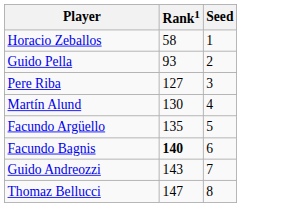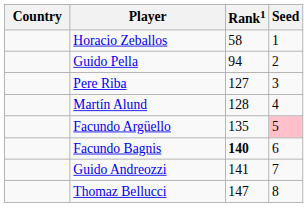+ column: (37, 17)
(169, 62) 93 -> (235, 62) 94
(173, 105) 130 -> (239, 105) 128
(210, 126) no background -> (275, 126) pink background
(173, 169) 143 -> (239, 169) 141
